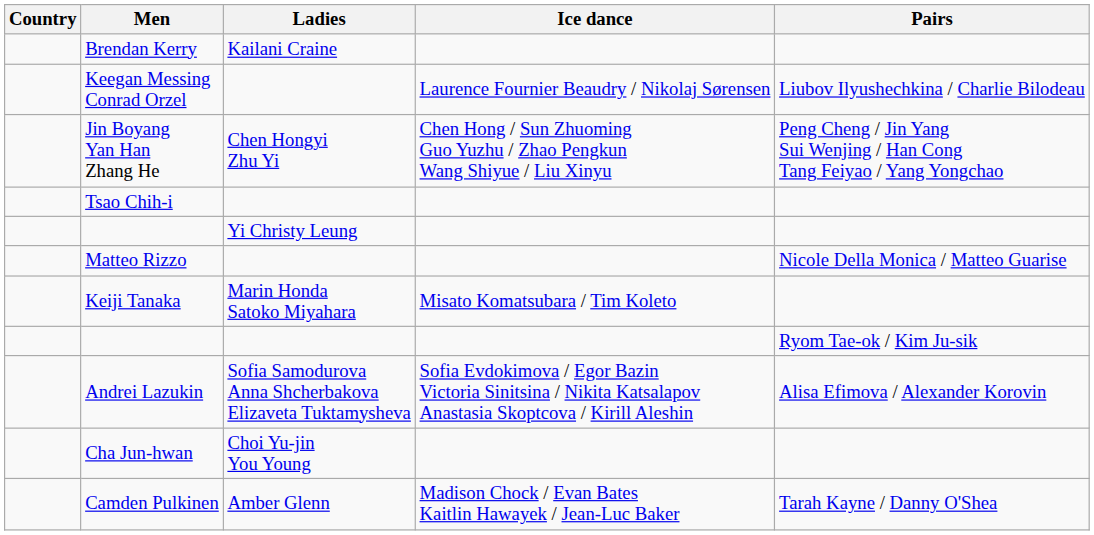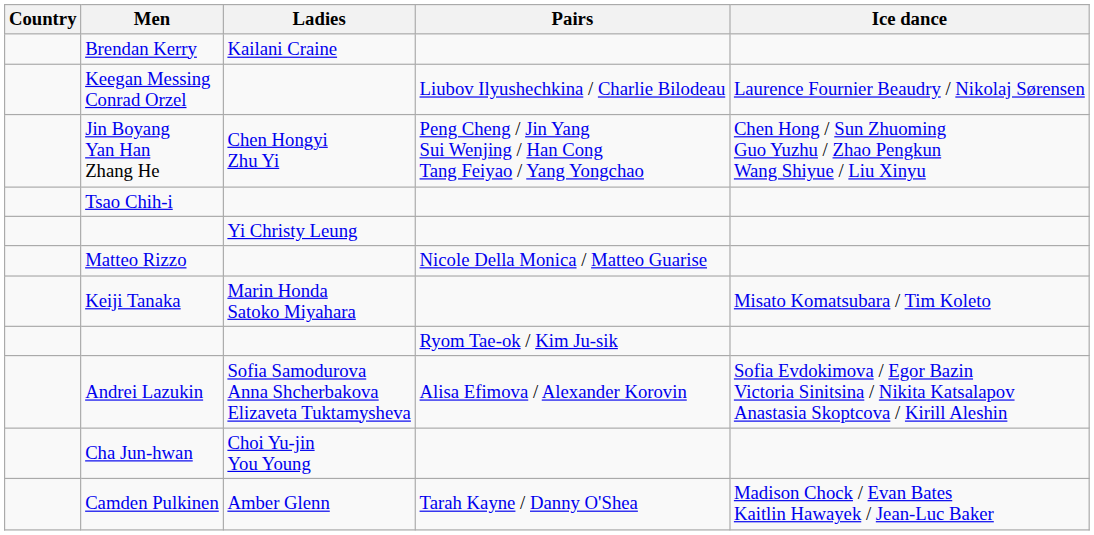columns swapped: (932, 19) <-> (595, 19)
